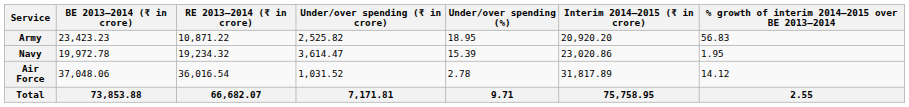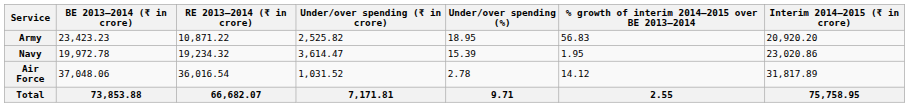columns swapped: (629, 17) <-> (802, 17)
